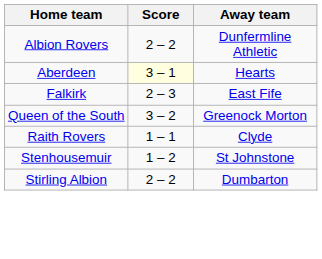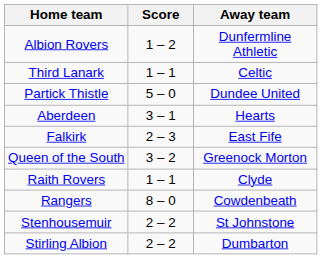(161, 44) 2 – 2 -> (161, 44) 1 – 2
+ row: (66, 72)
+ row: (66, 94)
(161, 72) lightyellow background -> (161, 115) no background
+ row: (66, 200)
(161, 158) 1 – 2 -> (161, 222) 2 – 2
